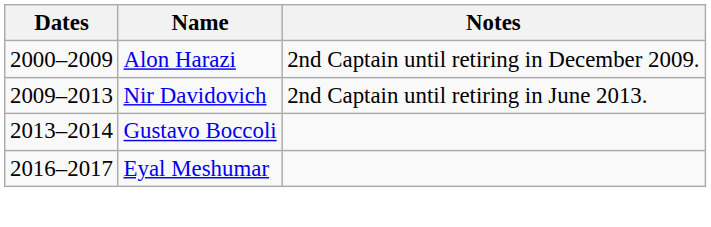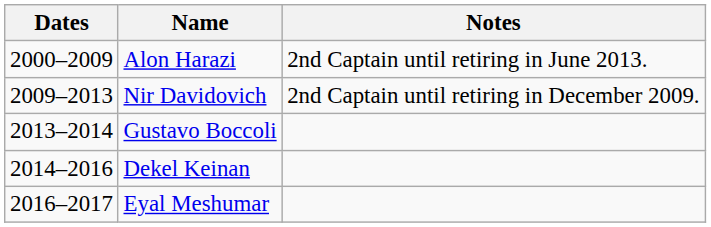(493, 58) 2nd Captain until retiring in December 2009. -> (467, 58) 2nd Captain until retiring in June 2013.
(467, 95) 2nd Captain until retiring in June 2013. -> (493, 95) 2nd Captain until retiring in December 2009.
+ row: (187, 167)
